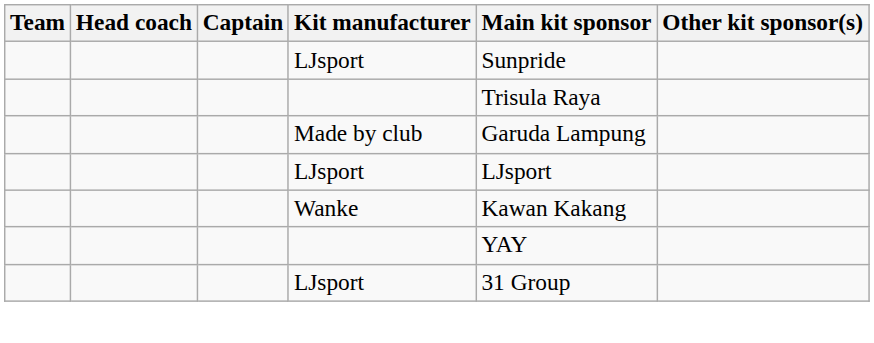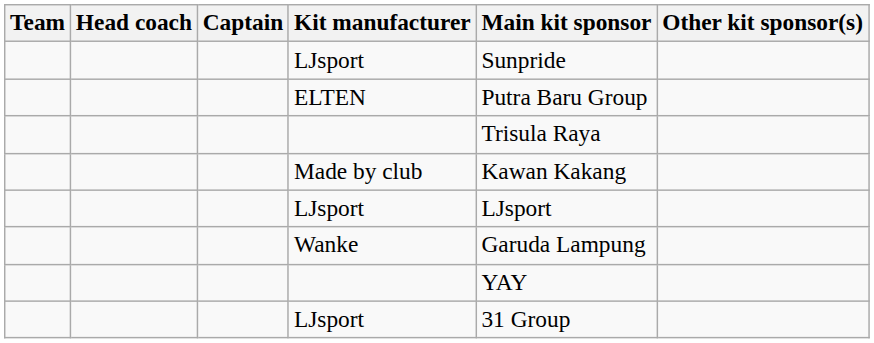+ row: (38, 97)
(563, 134) Garuda Lampung -> (554, 171) Kawan Kakang
(554, 208) Kawan Kakang -> (563, 245) Garuda Lampung
